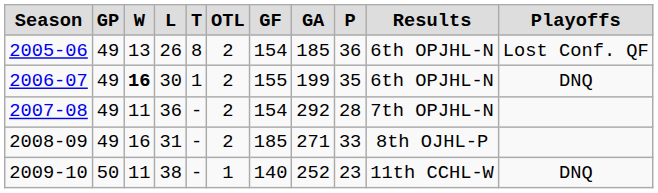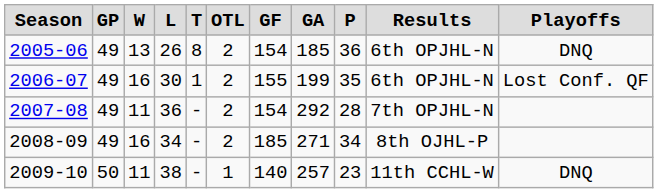(576, 50) Lost Conf. QF -> (576, 50) DNQ
(139, 81) bold -> (139, 81) normal
(576, 81) DNQ -> (576, 81) Lost Conf. QF
(171, 142) 31 -> (171, 142) 34
(350, 142) 33 -> (350, 142) 34
(313, 173) 252 -> (313, 173) 257
